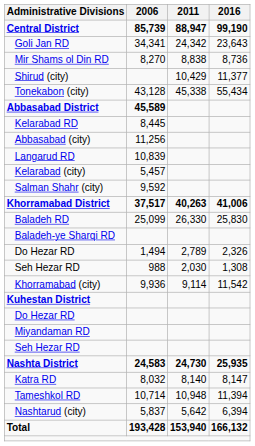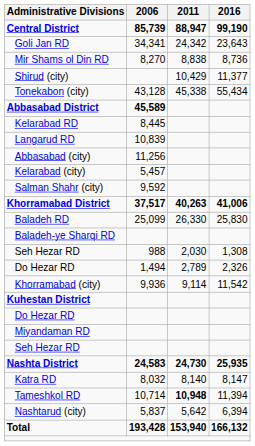rows swapped: (45, 156) <-> (53, 140)
rows swapped: (45, 252) <-> (47, 268)
(191, 396) normal -> (191, 396) bold
